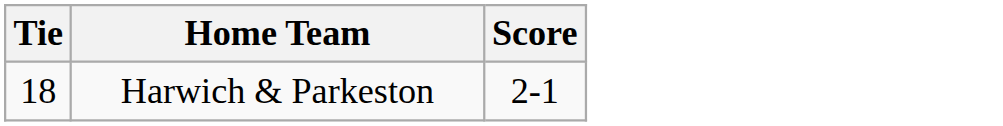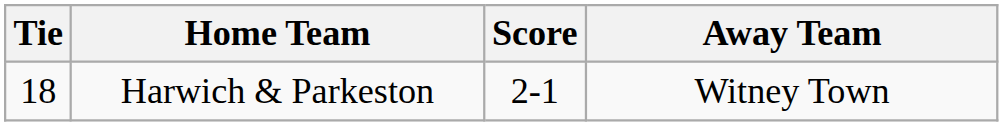+ column: (792, 33)
